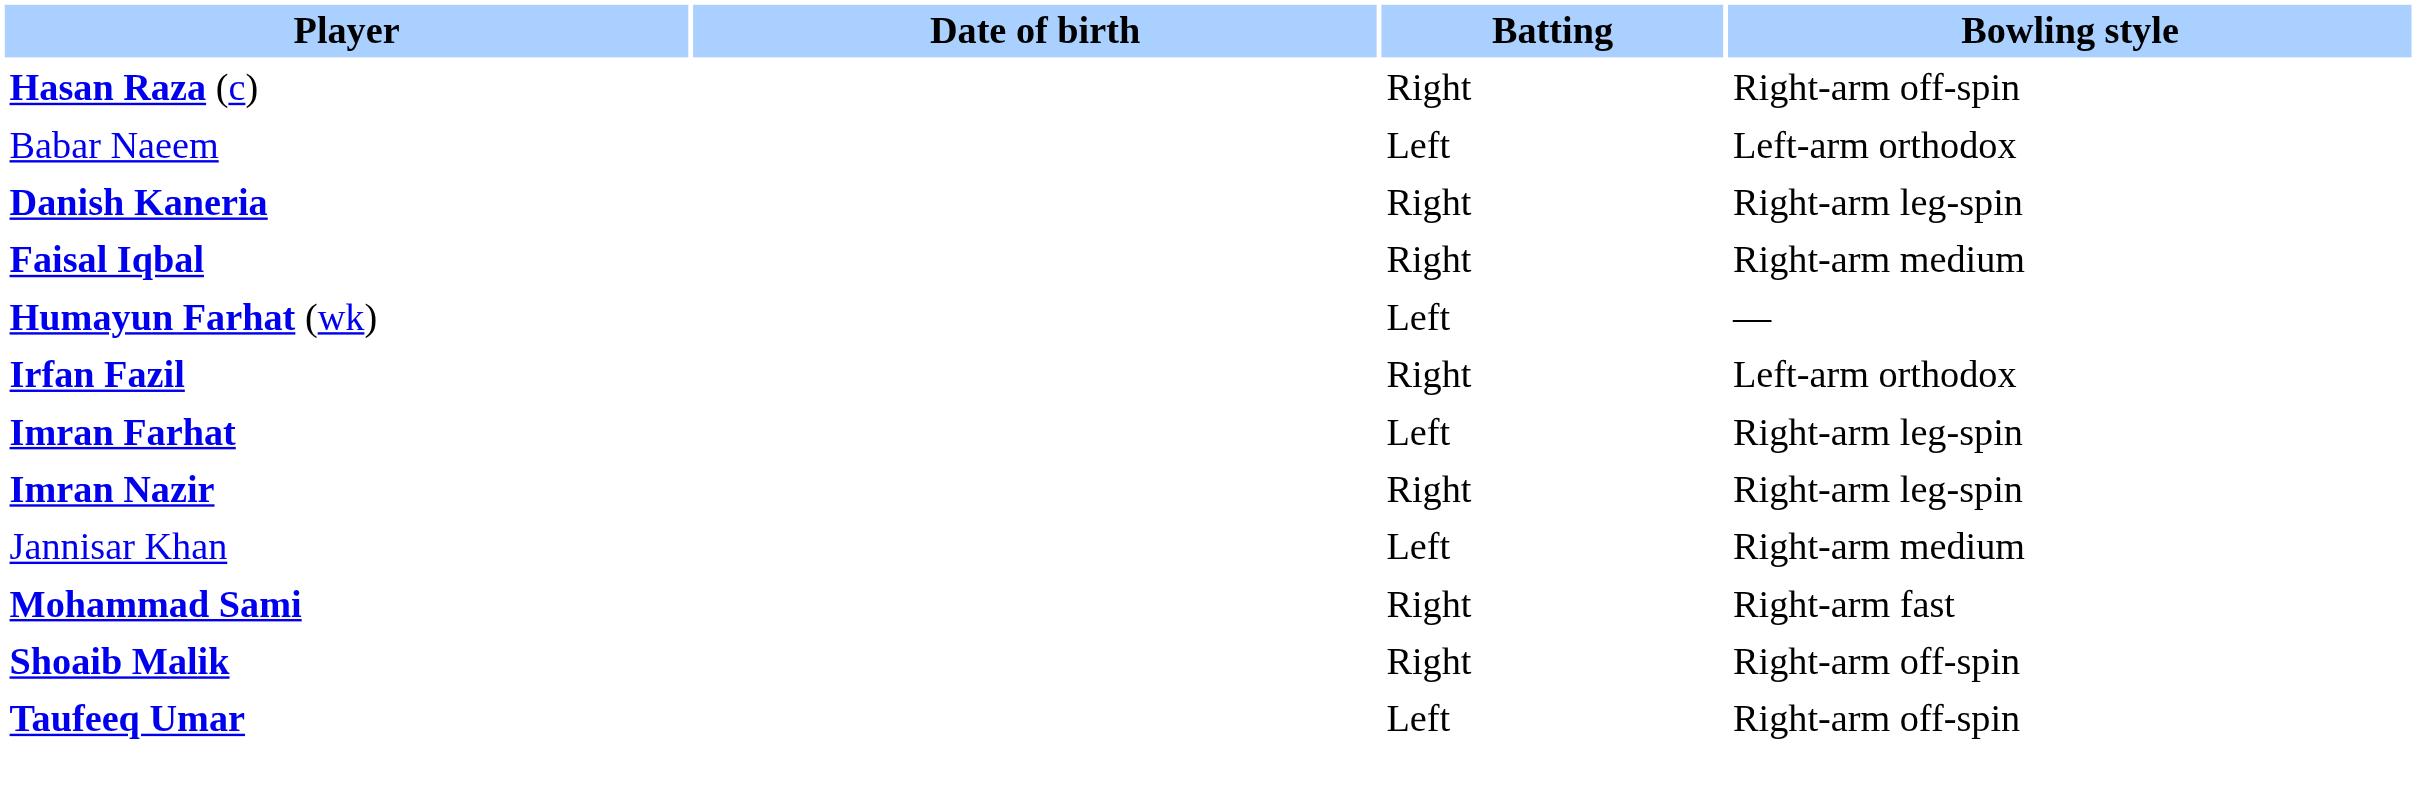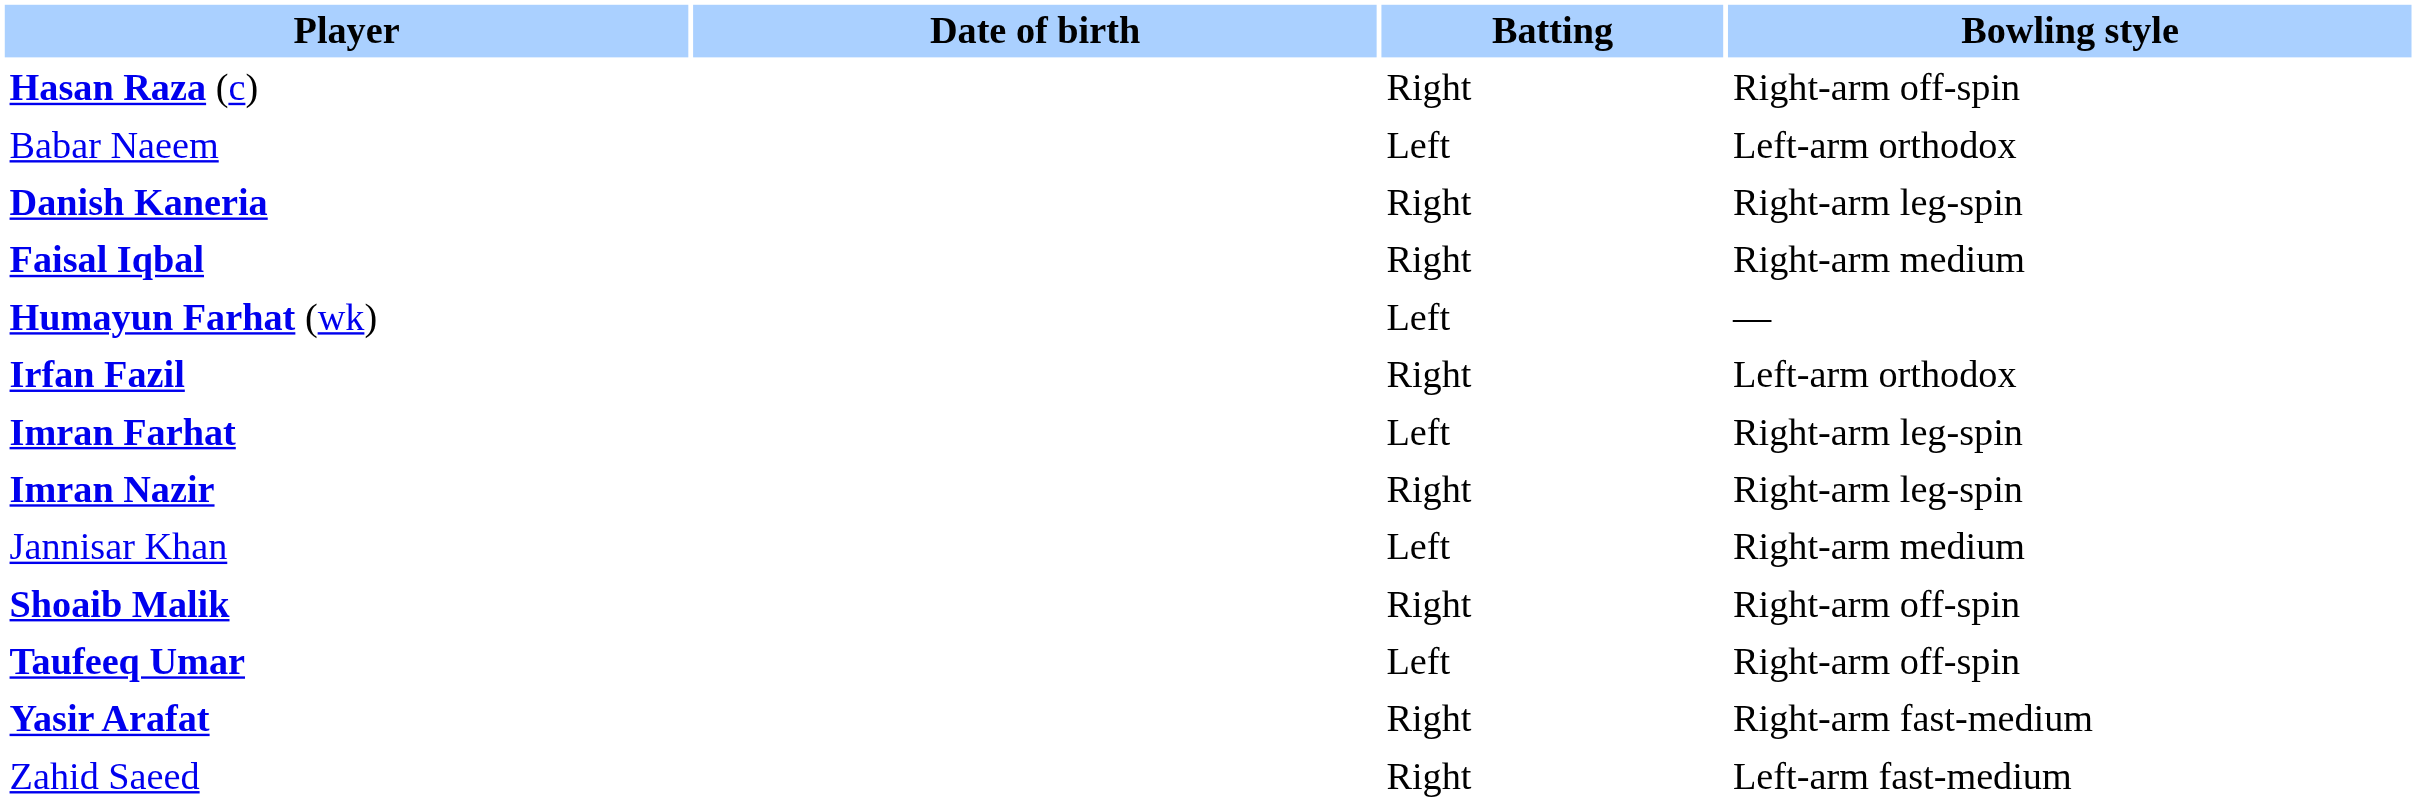- row: (156, 603)
+ row: (110, 718)
+ row: (105, 776)
